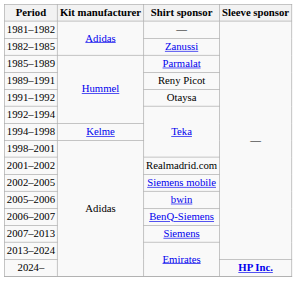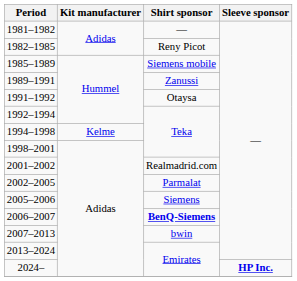(182, 47) Zanussi -> (182, 47) Reny Picot
(182, 64) Parmalat -> (182, 64) Siemens mobile
(182, 81) Reny Picot -> (182, 81) Zanussi
(182, 183) Siemens mobile -> (182, 183) Parmalat
(182, 200) bwin -> (182, 200) Siemens
(182, 217) normal -> (182, 217) bold
(182, 234) Siemens -> (182, 234) bwin
